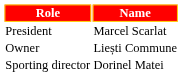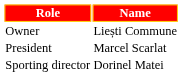rows swapped: (22, 48) <-> (29, 31)
